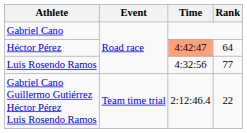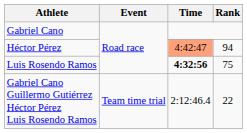(228, 48) 64 -> (228, 48) 94
(191, 65) normal -> (191, 65) bold
(228, 65) 77 -> (228, 65) 75
